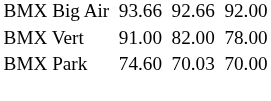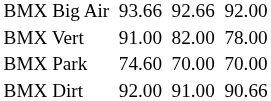(193, 64) 70.03 -> (193, 64) 70.00
+ row: (43, 90)
